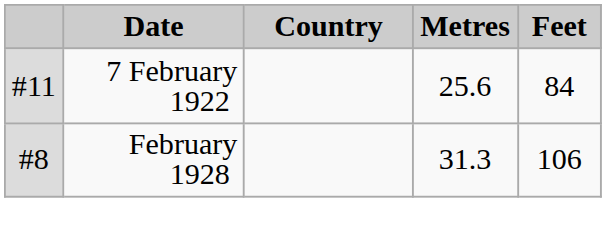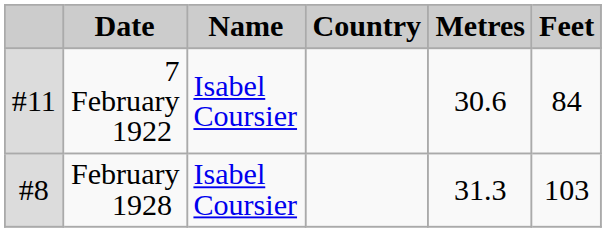+ column: (246, 26)
(465, 85) 25.6 -> (480, 100) 30.6
(559, 159) 106 -> (567, 189) 103
